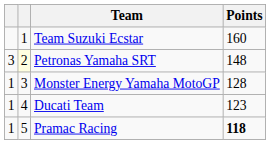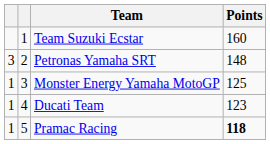(24, 61) lightyellow background -> (24, 61) no background
(236, 83) 128 -> (236, 83) 125
